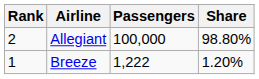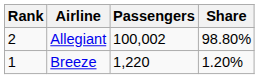(139, 39) 100,000 -> (139, 39) 100,002
(131, 62) 1,222 -> (131, 62) 1,220
